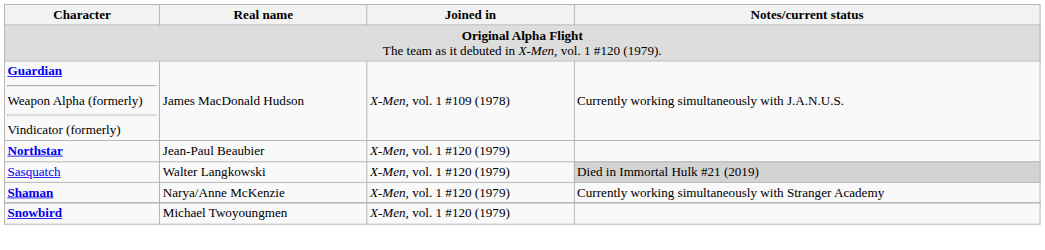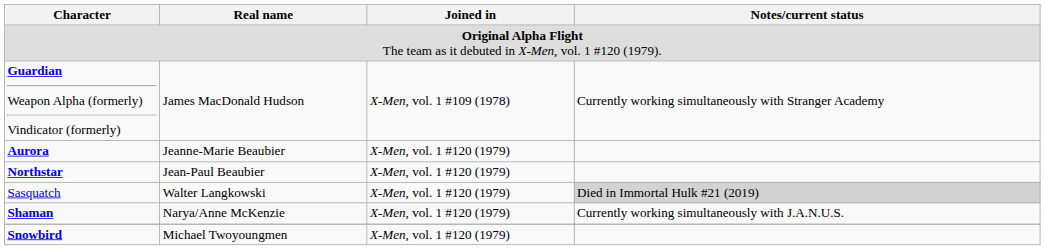(711, 100) Currently working simultaneously with J.A.N.U.S. -> (731, 100) Currently working simultaneously with Stranger Academy
+ row: (28, 151)
(731, 192) Currently working simultaneously with Stranger Academy -> (711, 213) Currently working simultaneously with J.A.N.U.S.
